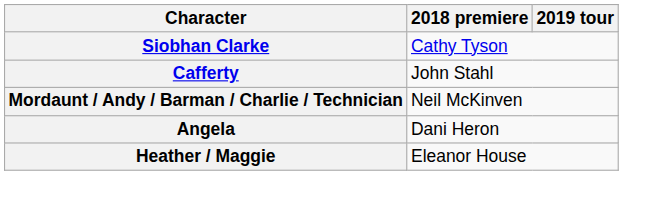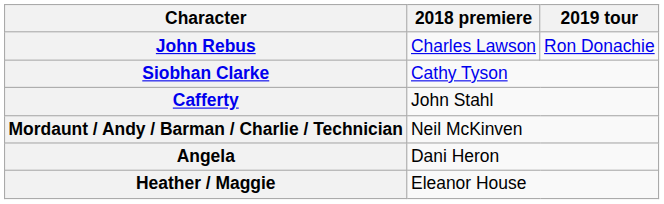+ row: (206, 45)
